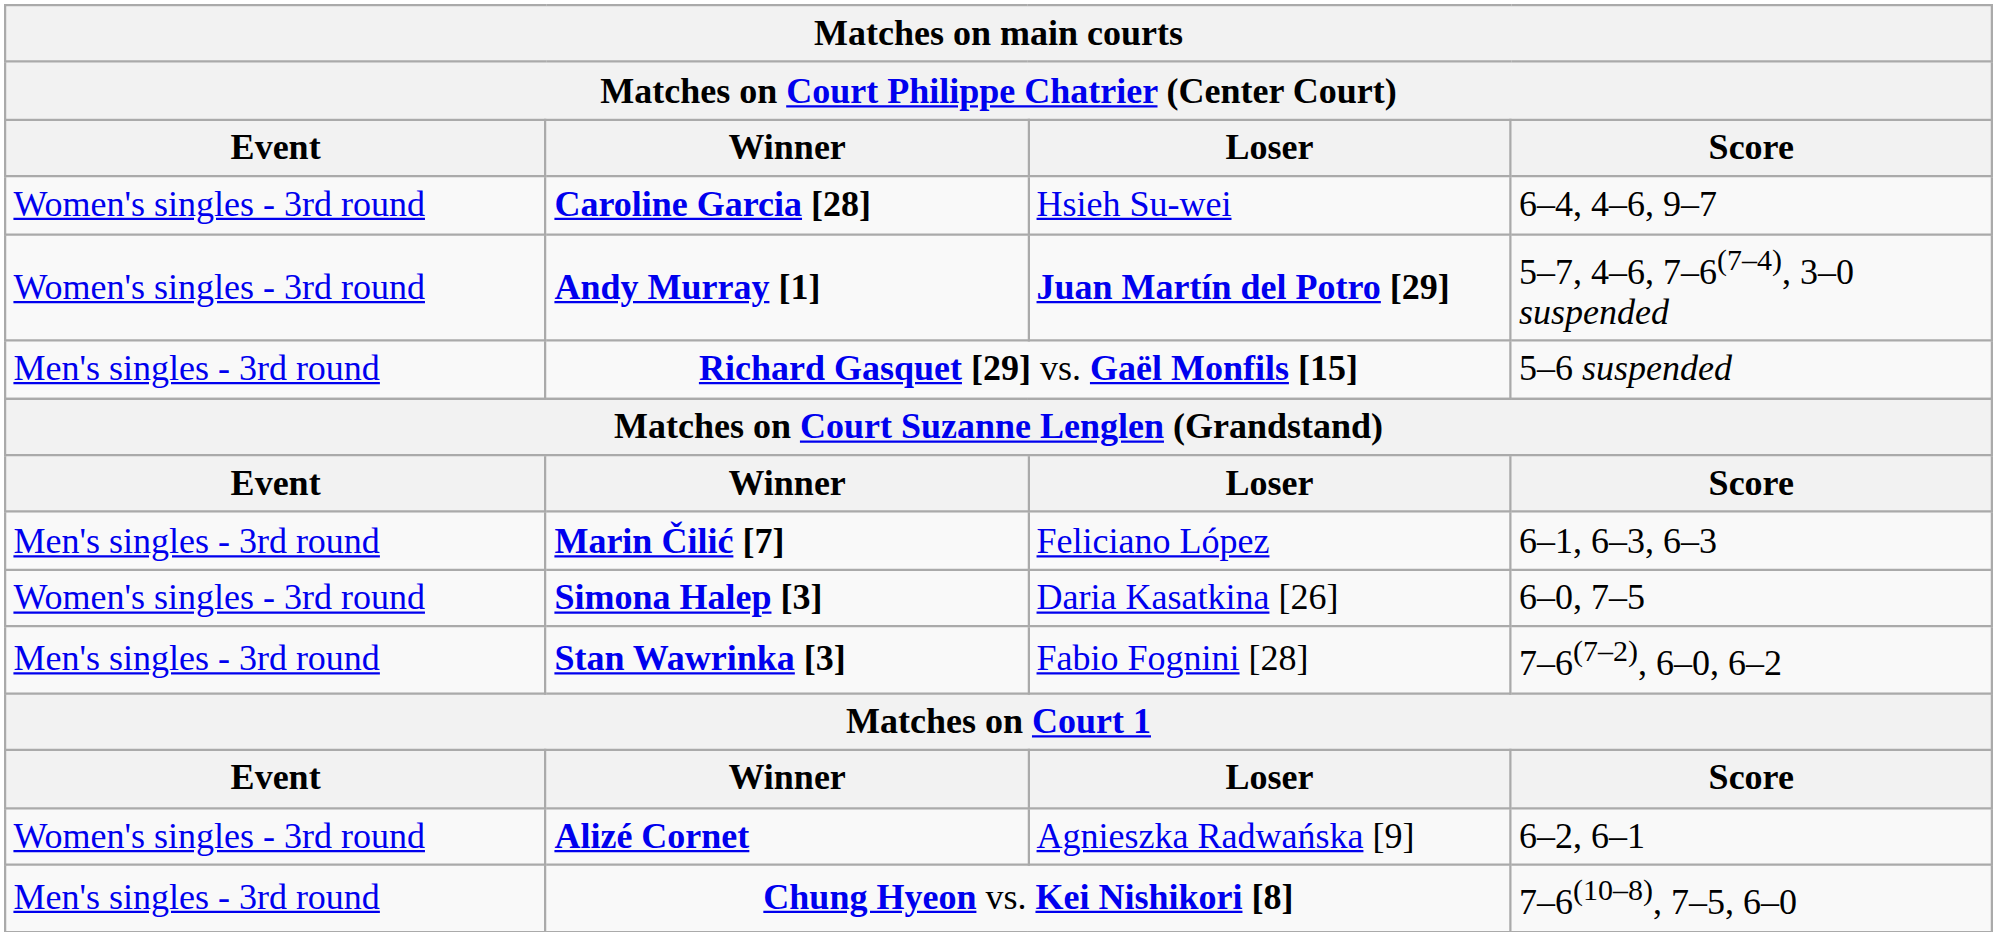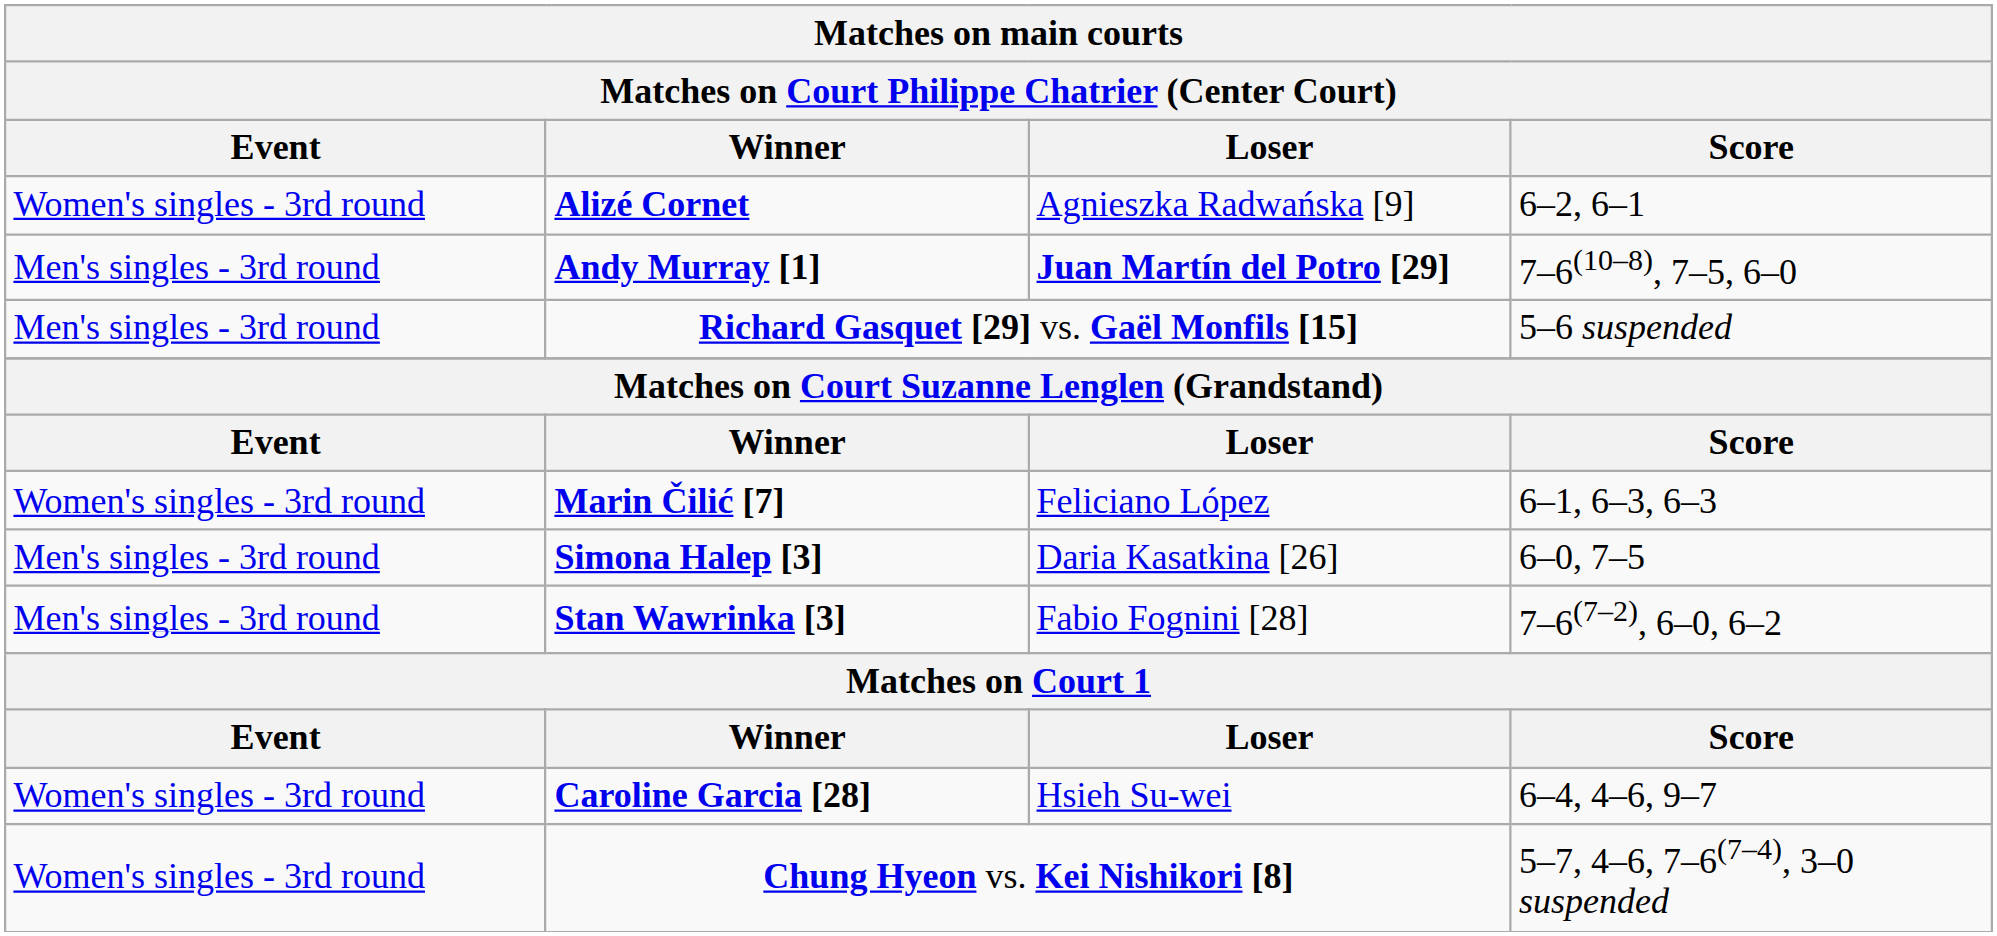rows swapped: (652, 835) <-> (713, 204)
(219, 286) Women's singles - 3rd round -> (197, 266) Men's singles - 3rd round
(1687, 286) 5–7, 4–6, 7–6(7–4), 3–0 suspended -> (1658, 266) 7–6(10–8), 7–5, 6–0
(197, 540) Men's singles - 3rd round -> (219, 499) Women's singles - 3rd round
(219, 597) Women's singles - 3rd round -> (197, 556) Men's singles - 3rd round
(197, 897) Men's singles - 3rd round -> (219, 876) Women's singles - 3rd round
(1658, 897) 7–6(10–8), 7–5, 6–0 -> (1687, 876) 5–7, 4–6, 7–6(7–4), 3–0 suspended
